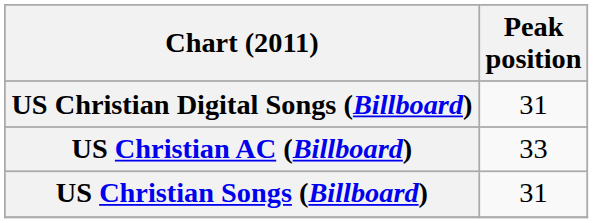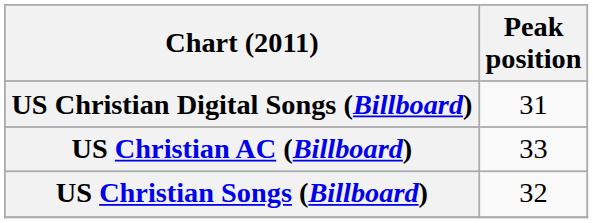(534, 193) 31 -> (534, 193) 32
